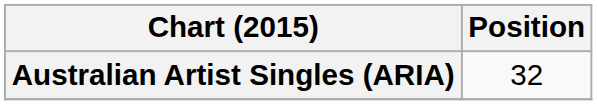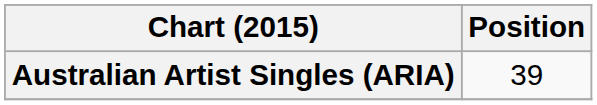(527, 74) 32 -> (527, 74) 39
